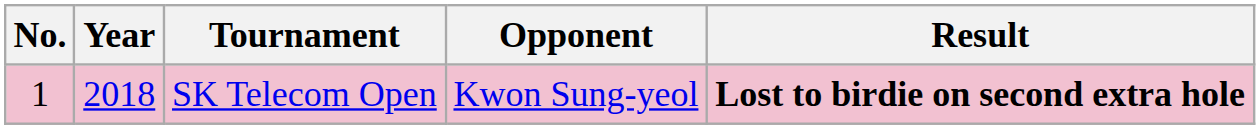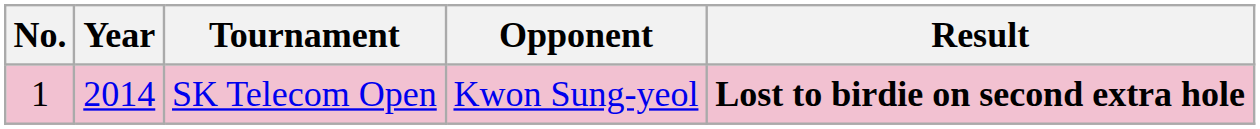(119, 93) 2018 -> (119, 93) 2014
